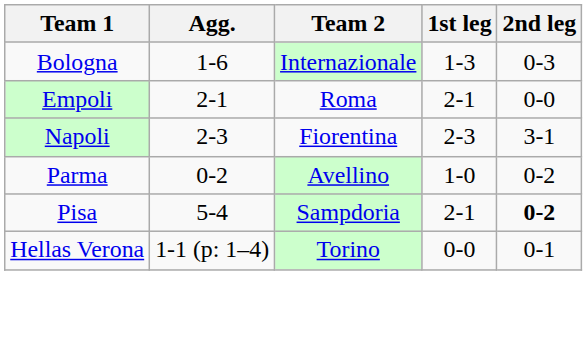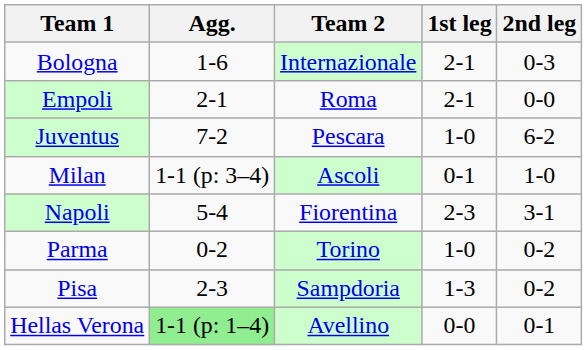(460, 61) 1-3 -> (460, 61) 2-1
+ row: (77, 136)
+ row: (77, 174)
(212, 136) 2-3 -> (212, 212) 5-4
(348, 174) Avellino -> (348, 250) Torino
(212, 212) 5-4 -> (212, 288) 2-3
(460, 212) 2-1 -> (460, 288) 1-3
(539, 212) bold -> (539, 288) normal
(212, 250) no background -> (212, 325) lightgreen background
(348, 250) Torino -> (348, 325) Avellino
